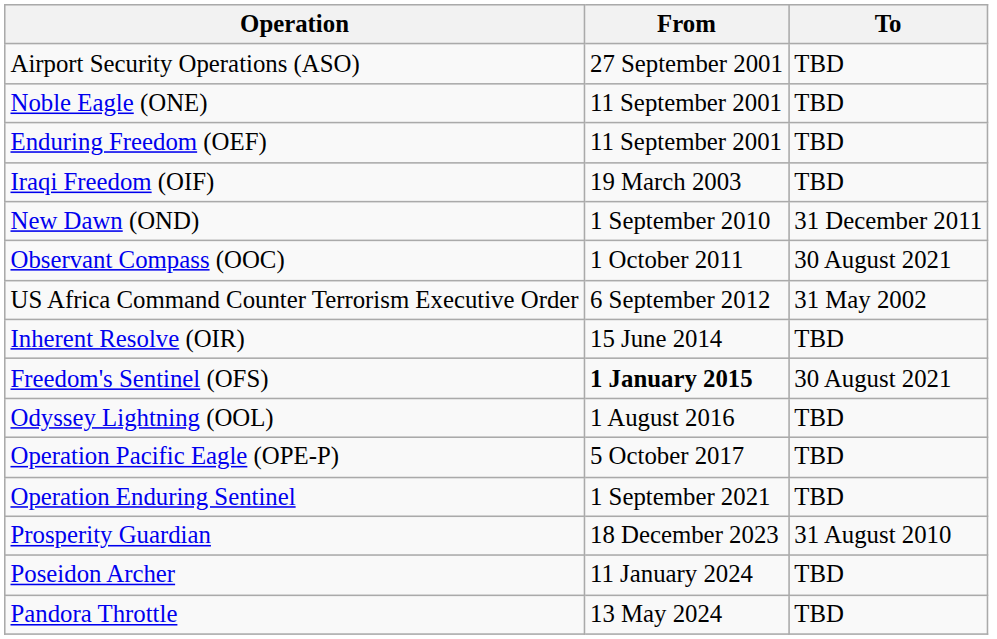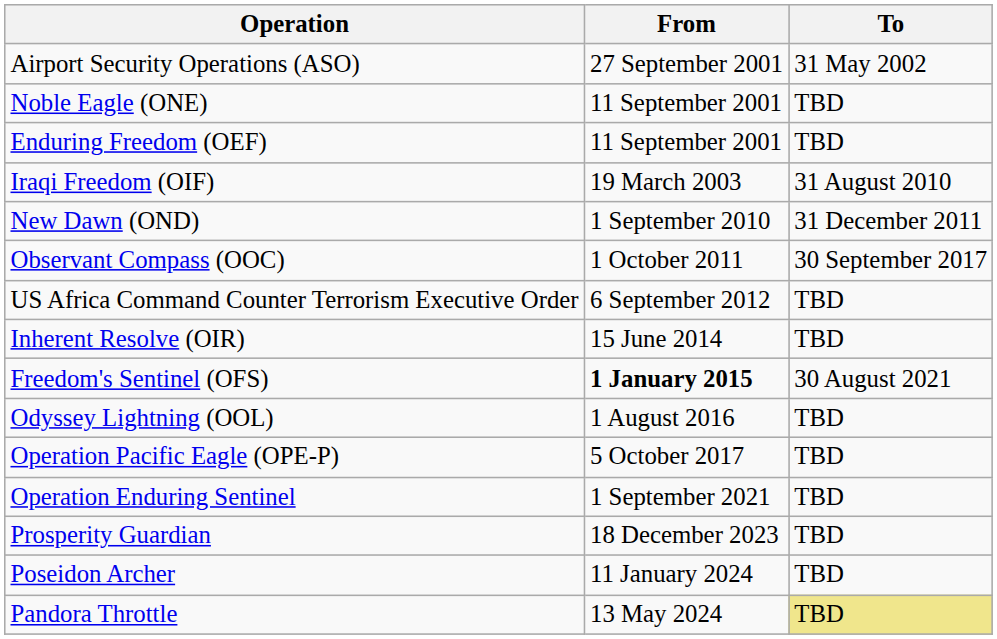(819, 63) TBD -> (860, 63) 31 May 2002
(819, 181) TBD -> (873, 181) 31 August 2010
(873, 260) 30 August 2021 -> (891, 260) 30 September 2017
(860, 299) 31 May 2002 -> (819, 299) TBD
(873, 535) 31 August 2010 -> (819, 535) TBD
(819, 614) no background -> (819, 614) khaki background
